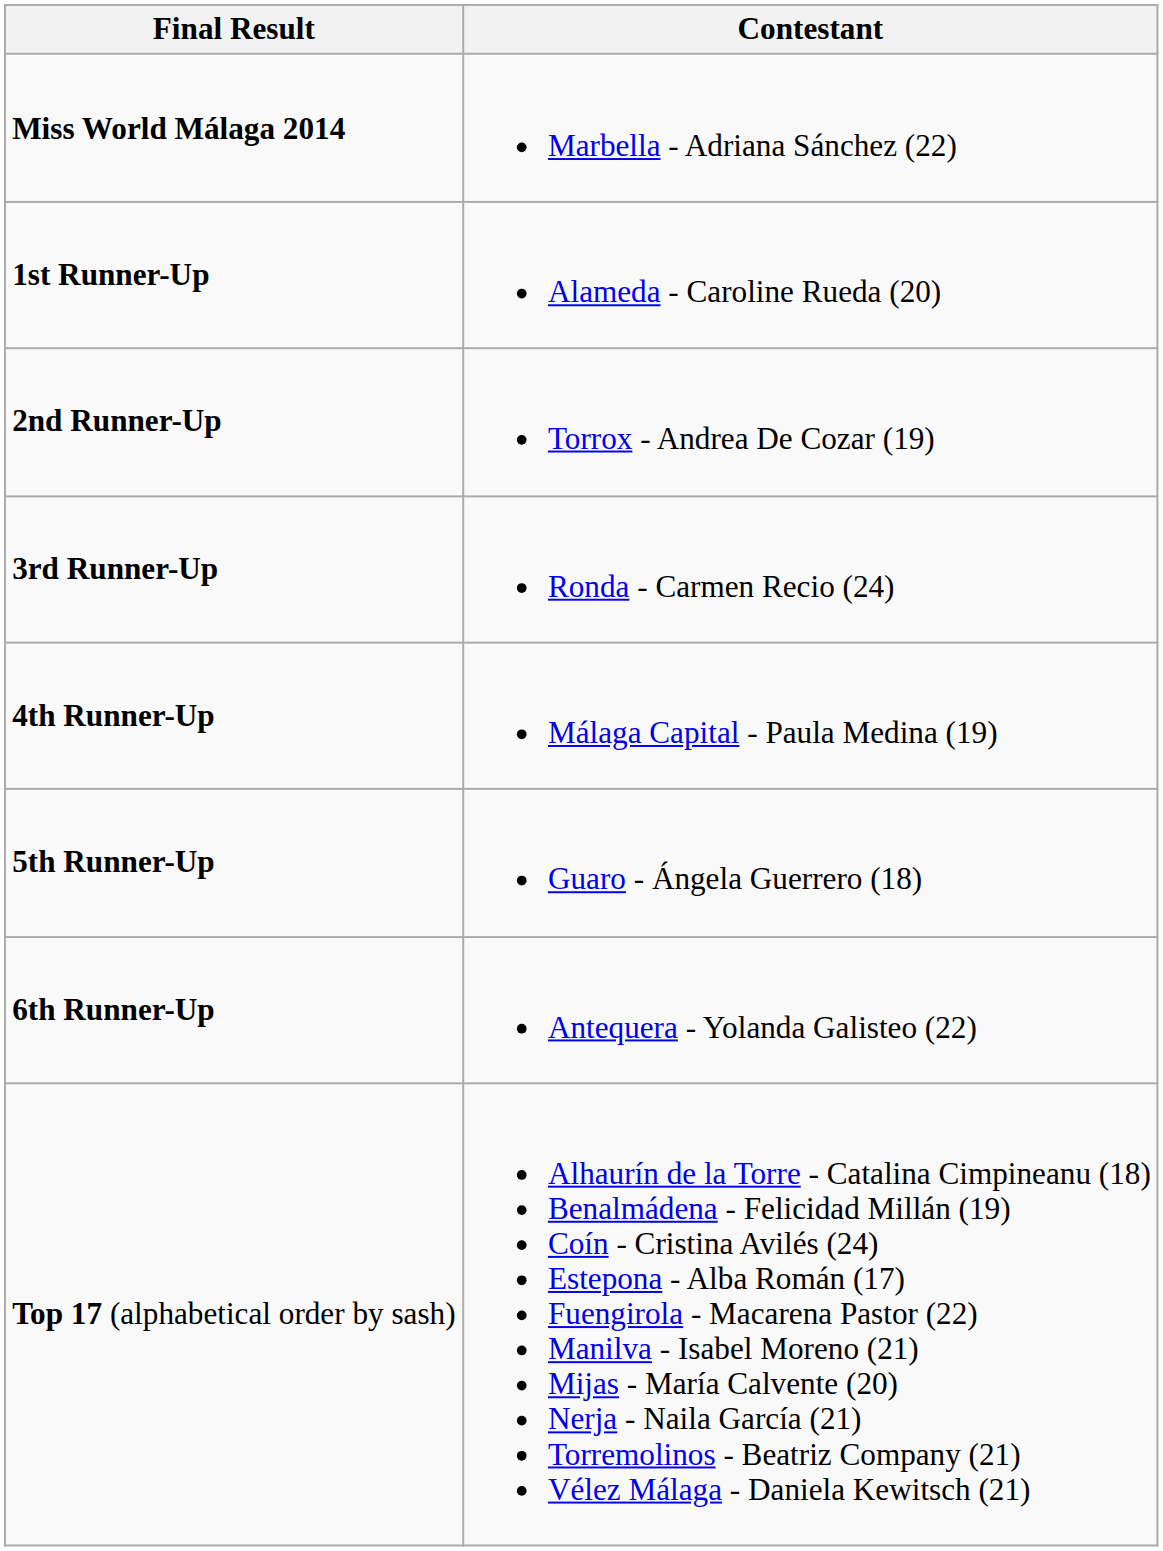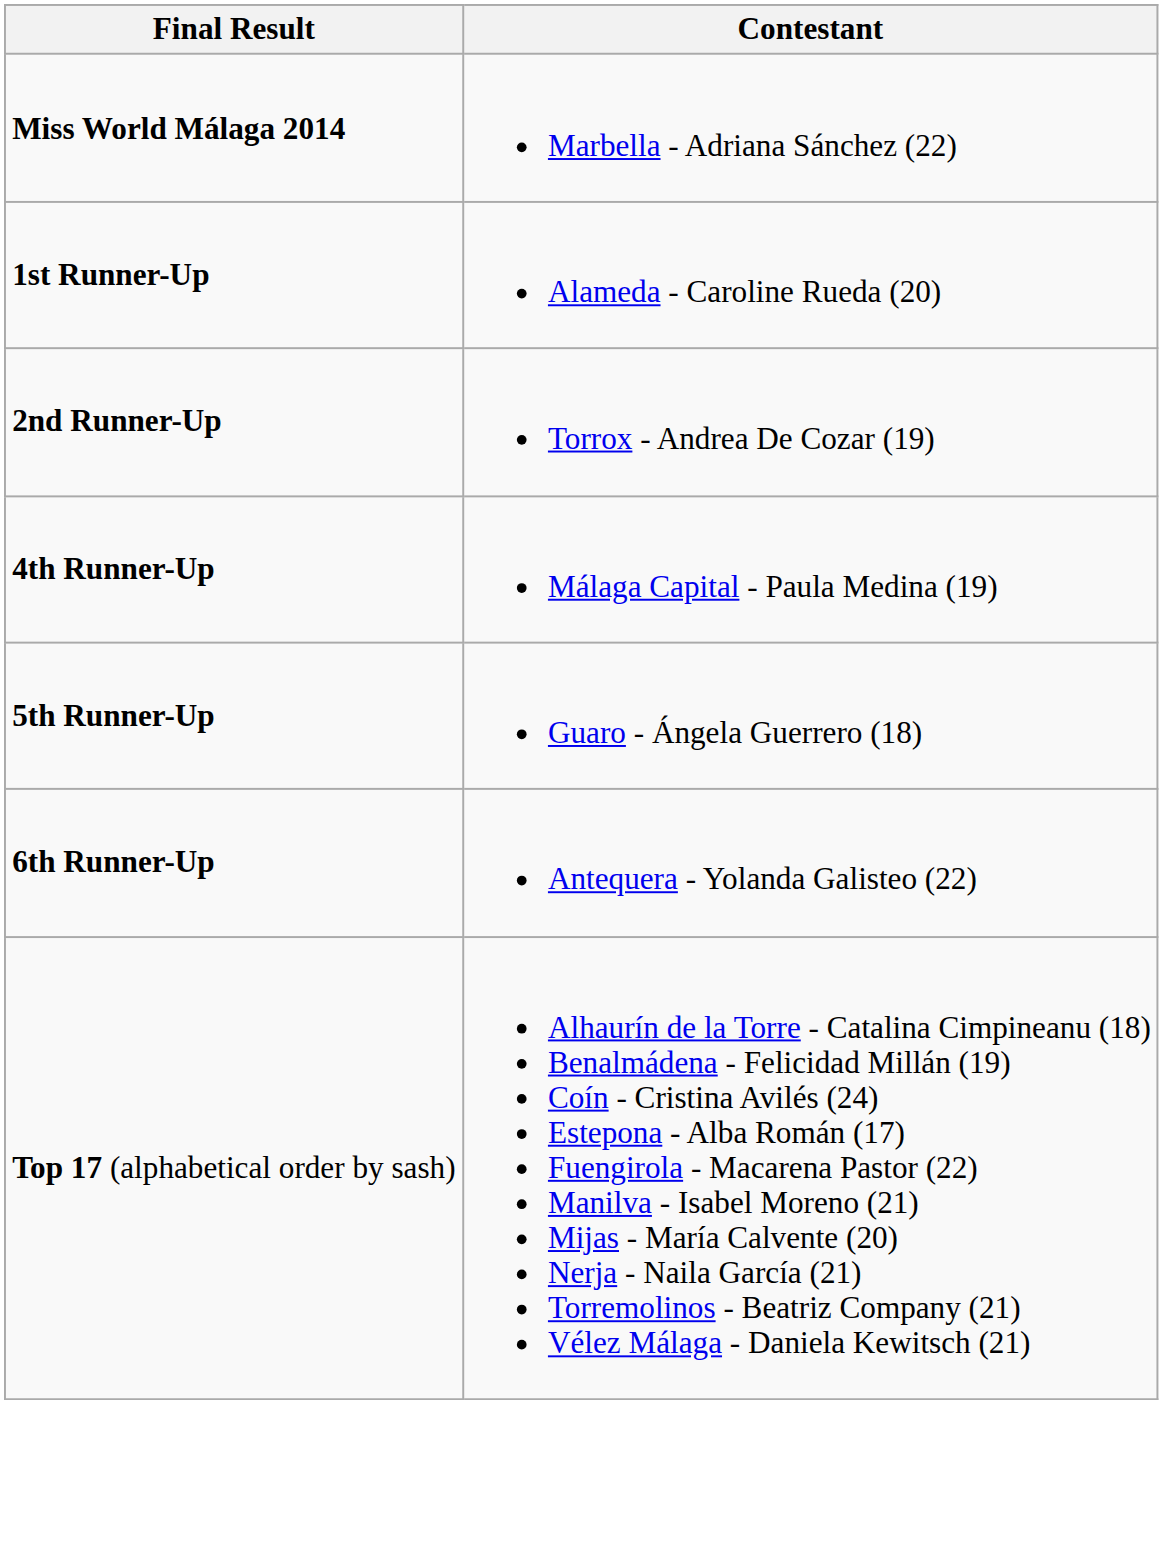- row: (115, 568)
